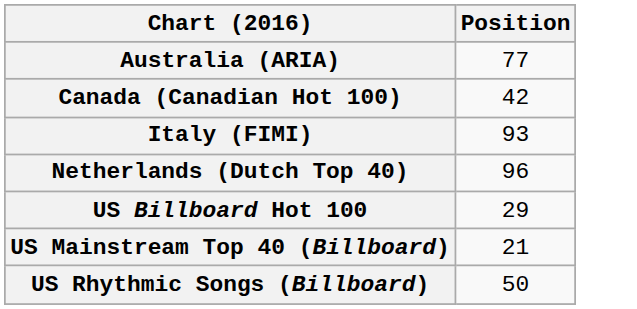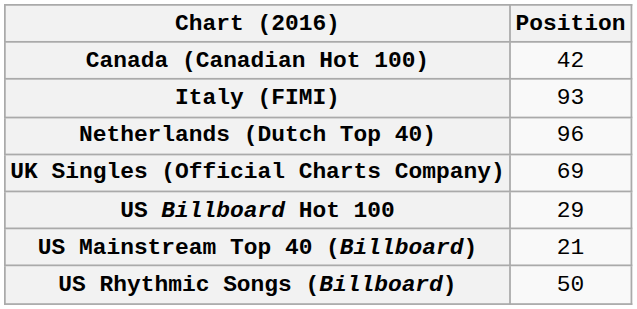- row: (230, 61)
+ row: (257, 173)
